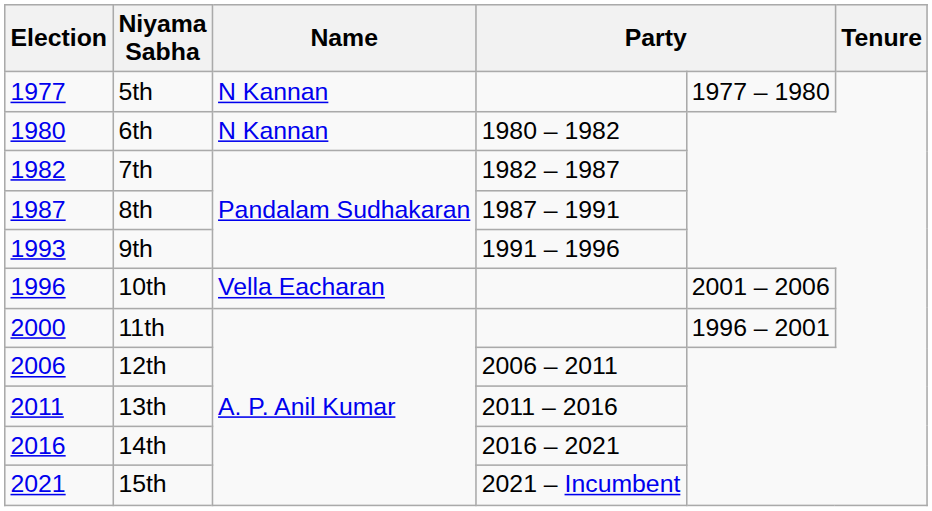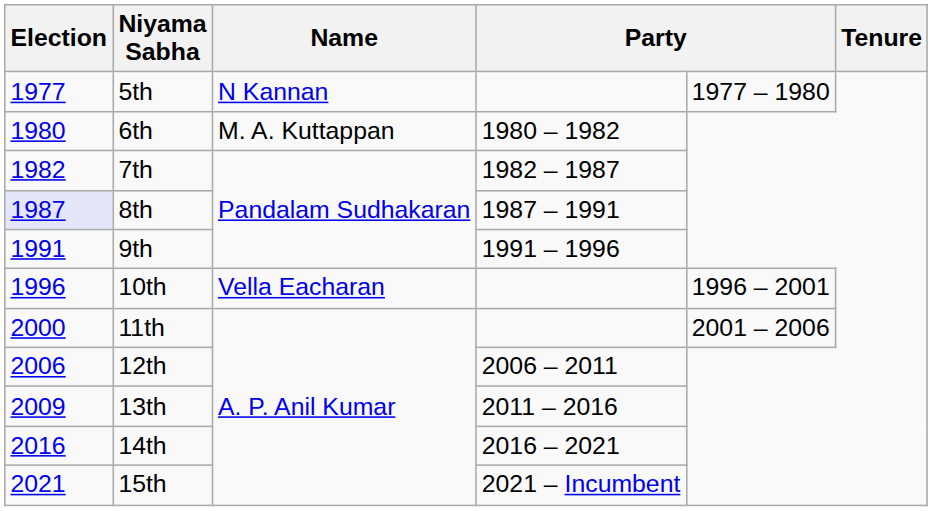(273, 130) N Kannan -> (306, 130) M. A. Kuttappan
(38, 209) no background -> (38, 209) lavender background
(38, 248) 1993 -> (38, 248) 1991
(761, 288) 2001 – 2006 -> (761, 288) 1996 – 2001
(761, 327) 1996 – 2001 -> (761, 327) 2001 – 2006
(37, 406) 2011 -> (38, 406) 2009
